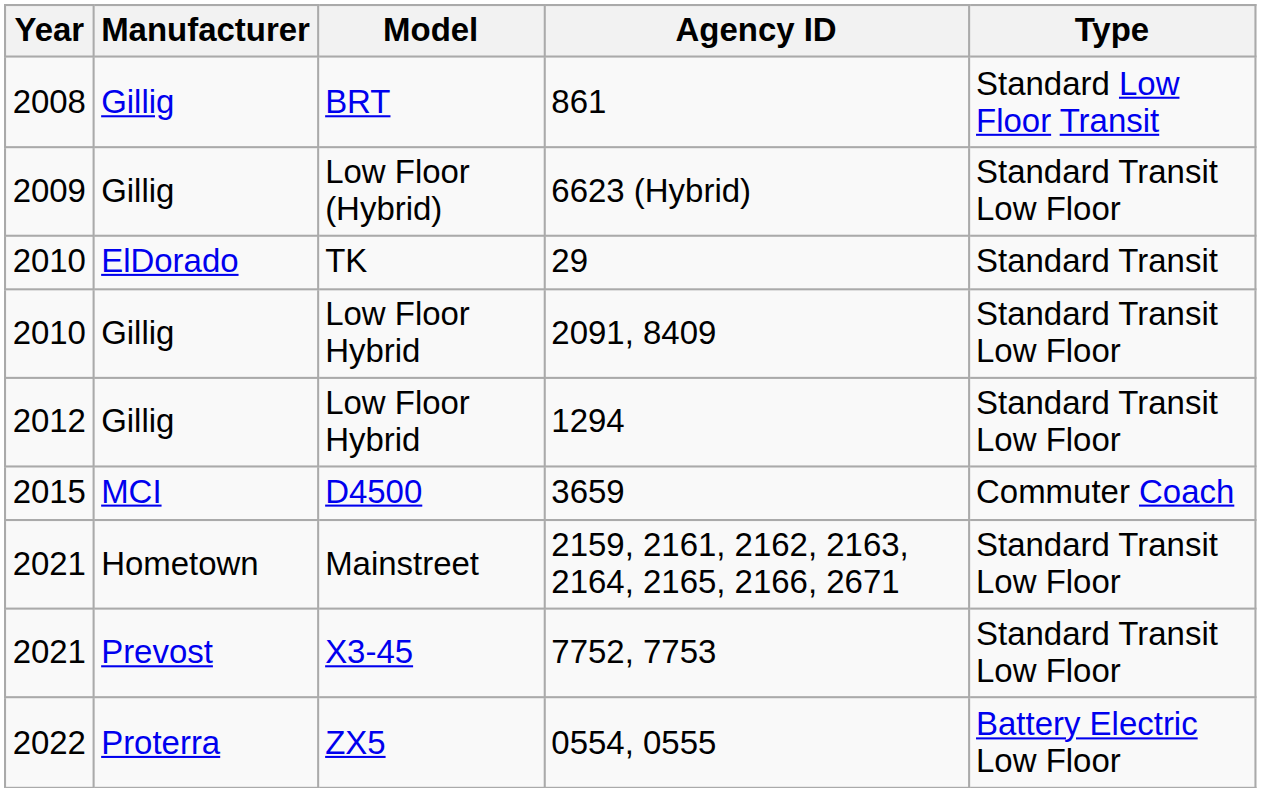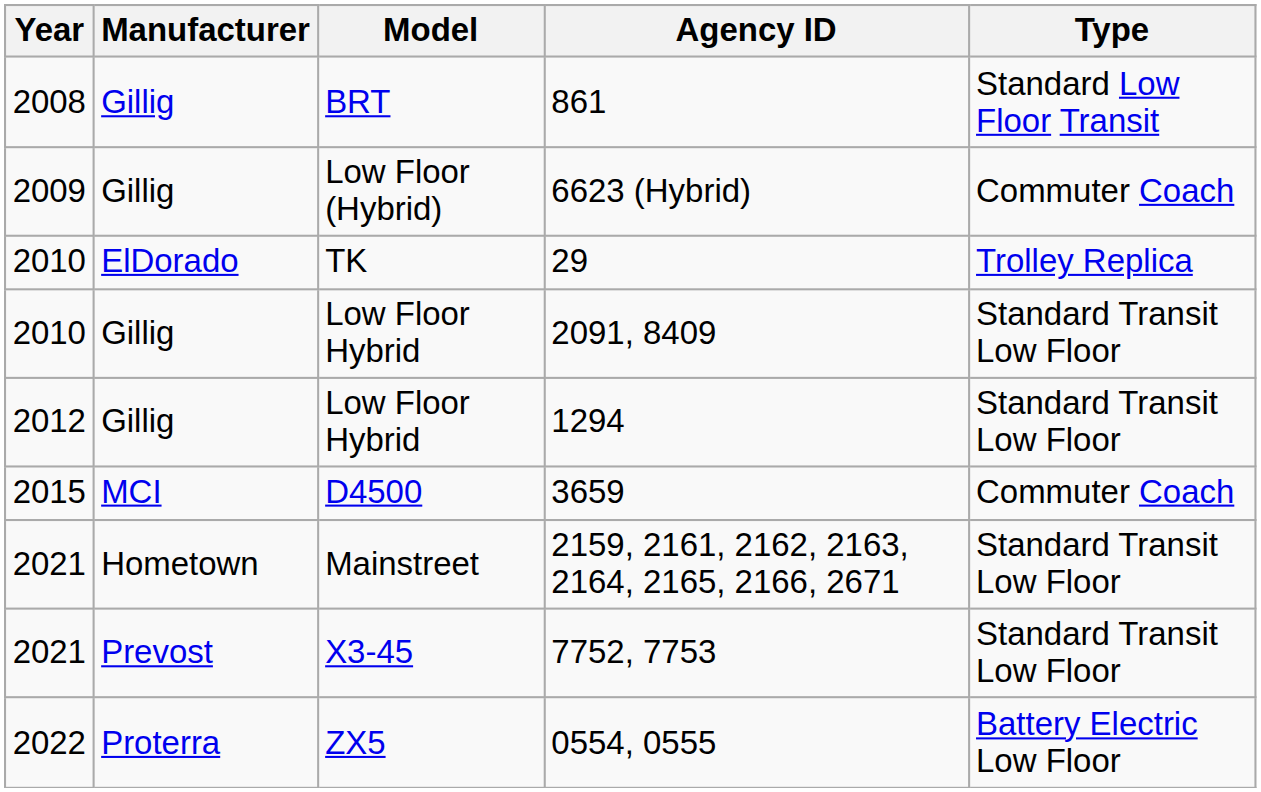(1097, 190) Standard Transit Low Floor -> (1105, 190) Commuter Coach
(1097, 261) Standard Transit -> (1084, 261) Trolley Replica
